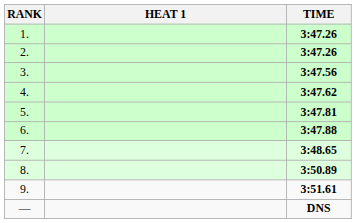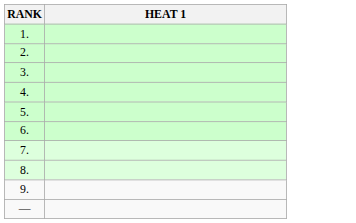- column: (319, 14)
